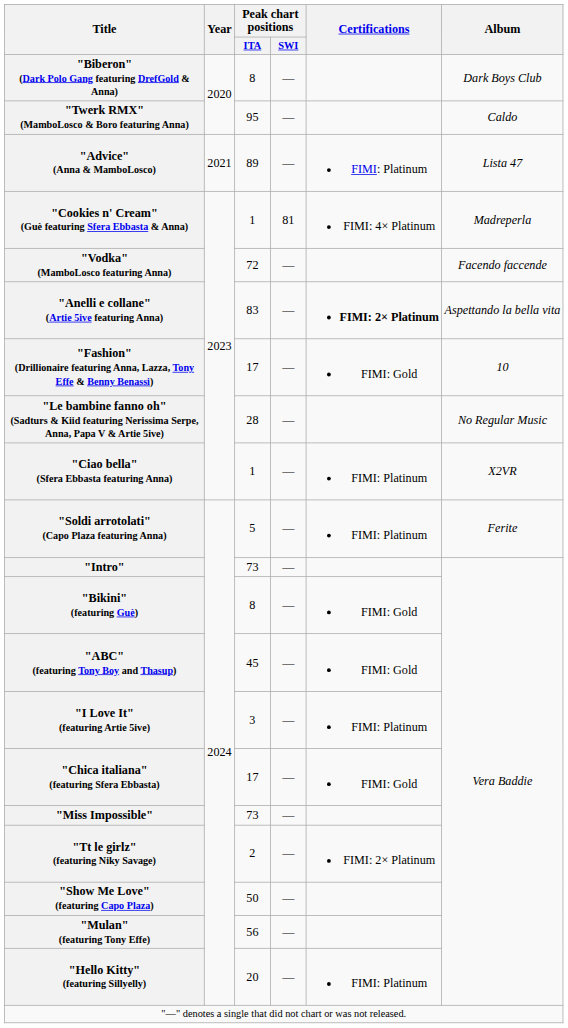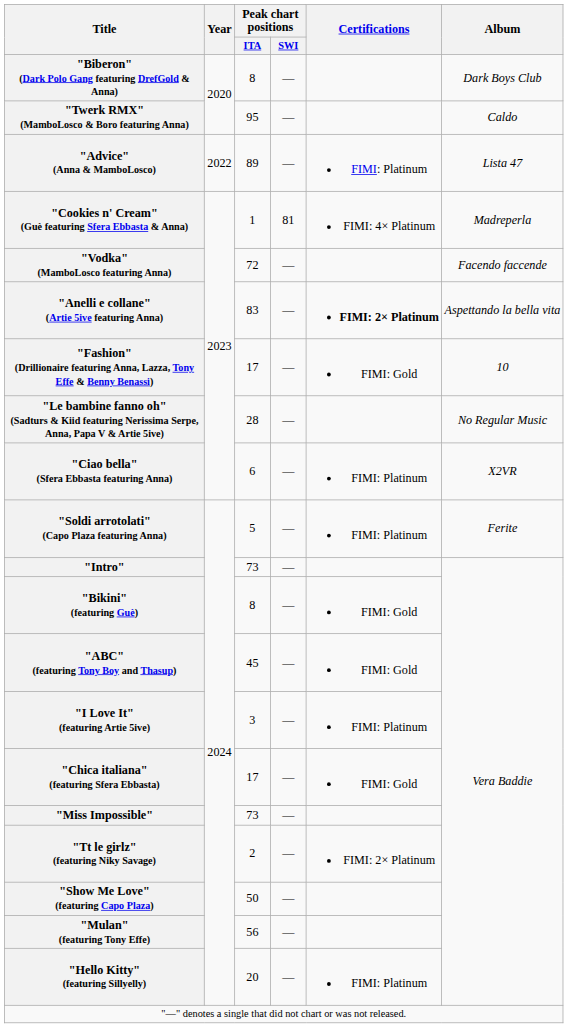(220, 162) 2021 -> (220, 162) 2022
(252, 471) 1 -> (252, 471) 6
